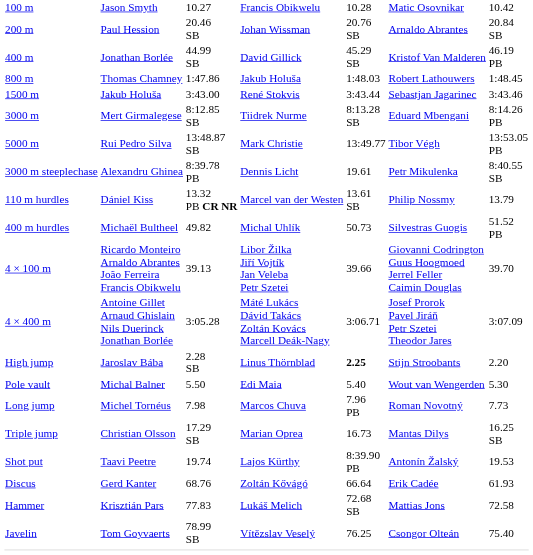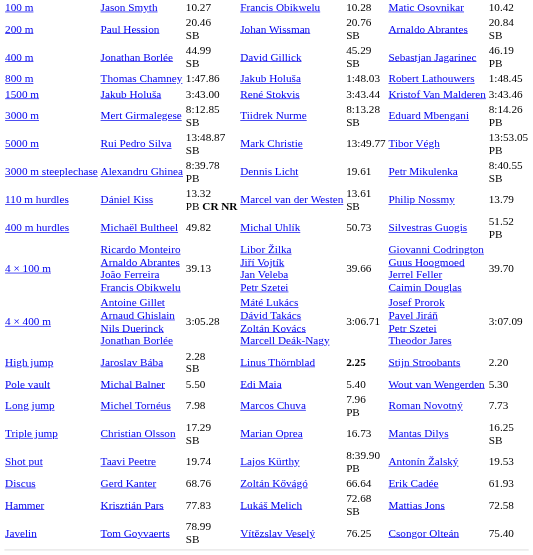(437, 57) Kristof Van Malderen -> (432, 57) Sebastjan Jagarinec
(432, 94) Sebastjan Jagarinec -> (437, 94) Kristof Van Malderen
